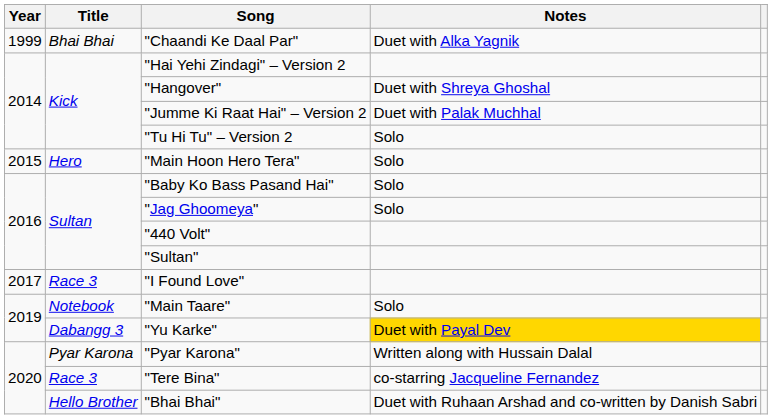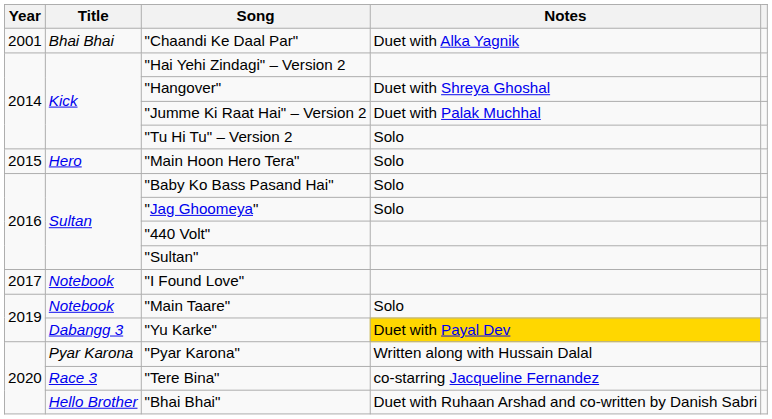(25, 40) 1999 -> (25, 40) 2001
(73, 281) Race 3 -> (81, 281) Notebook
